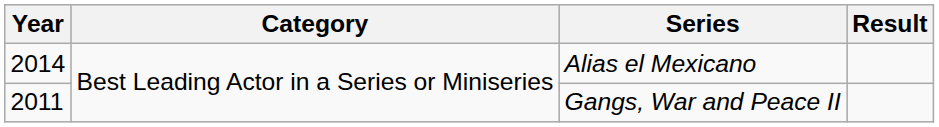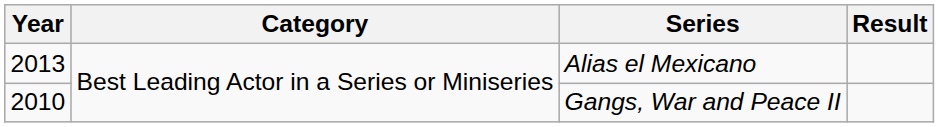(38, 63) 2014 -> (38, 63) 2013
(37, 102) 2011 -> (38, 102) 2010
